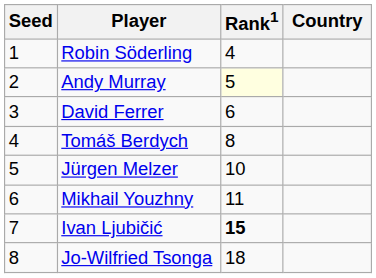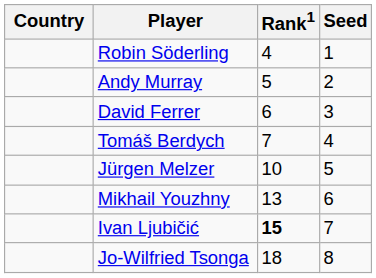columns swapped: (327, 21) <-> (31, 21)
(230, 82) lightyellow background -> (267, 82) no background
(230, 140) 8 -> (267, 140) 7
(235, 199) 11 -> (272, 199) 13
